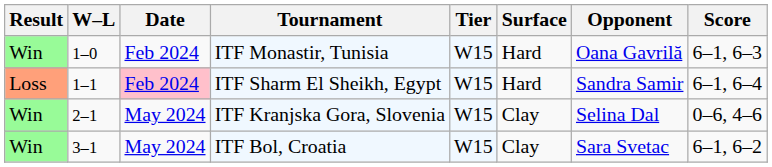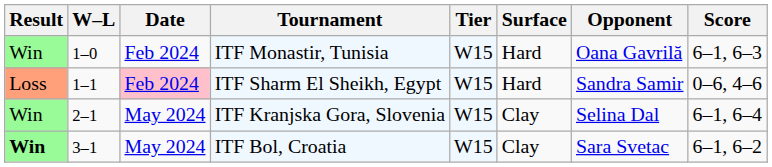(727, 83) 6–1, 6–4 -> (727, 83) 0–6, 4–6
(727, 114) 0–6, 4–6 -> (727, 114) 6–1, 6–4
(26, 146) normal -> (27, 146) bold
